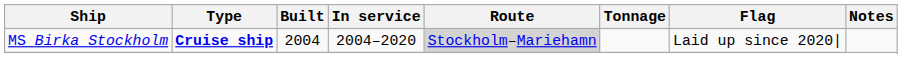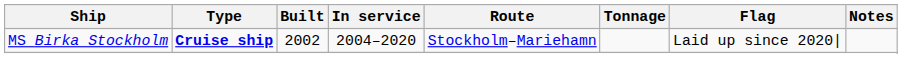(302, 41) 2004 -> (302, 41) 2002
(512, 41) lightgrey background -> (512, 41) no background
